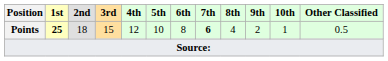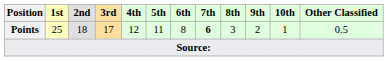(57, 30) bold -> (57, 30) normal
(108, 30) 15 -> (108, 30) 17
(159, 30) 10 -> (159, 30) 11
(233, 30) 4 -> (233, 30) 3
